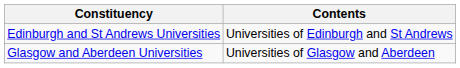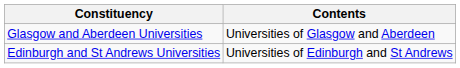rows swapped: (114, 33) <-> (105, 53)
